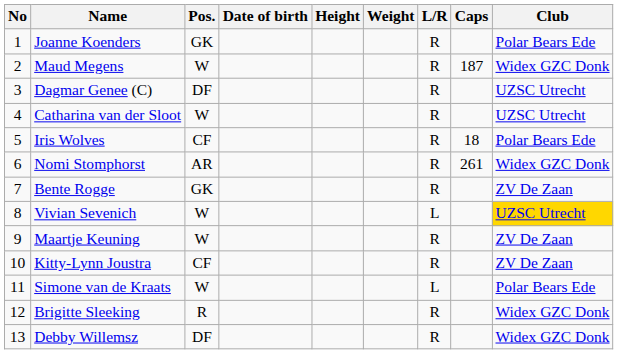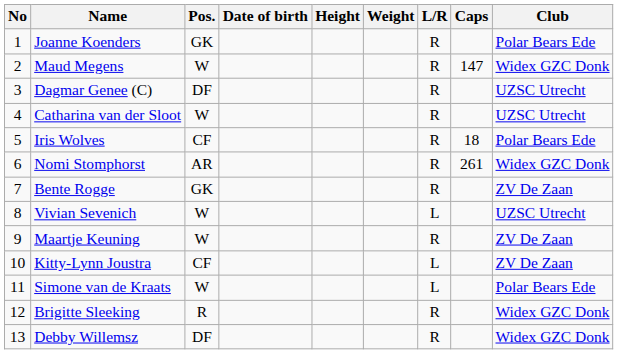(472, 66) 187 -> (472, 66) 147
(541, 213) gold background -> (541, 213) no background
(435, 262) R -> (435, 262) L
